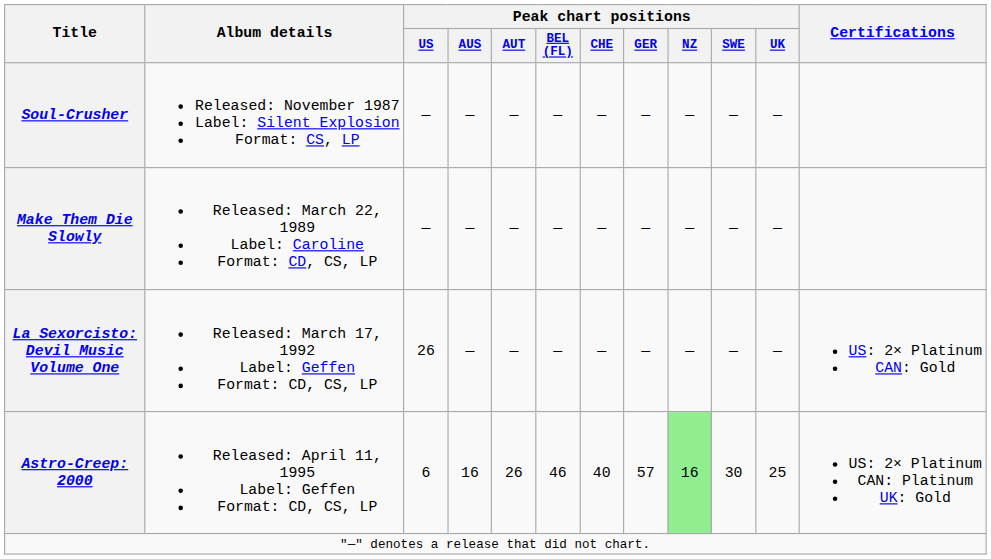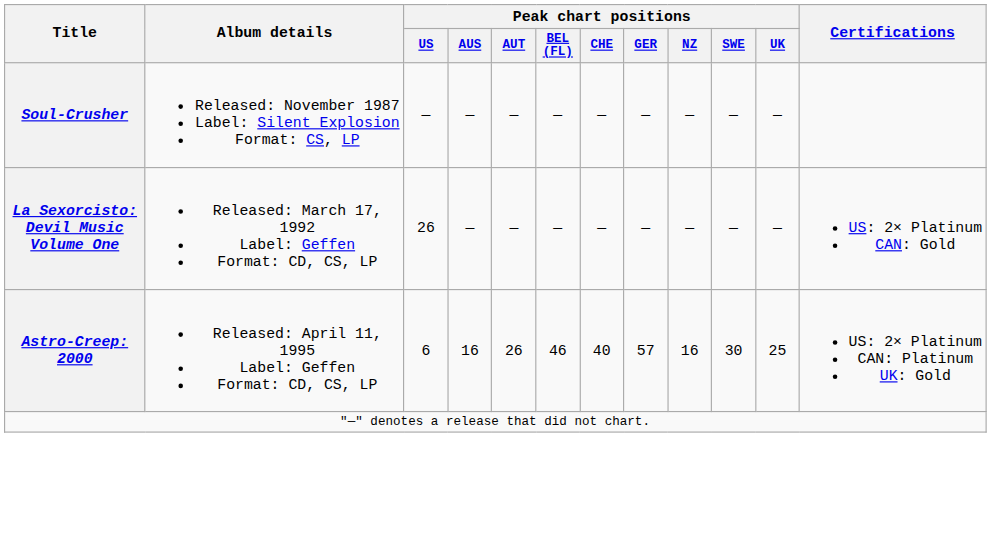- row: (75, 228)
(690, 473) lightgreen background -> (690, 351) no background
